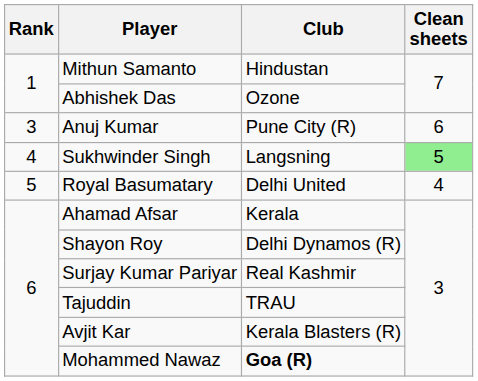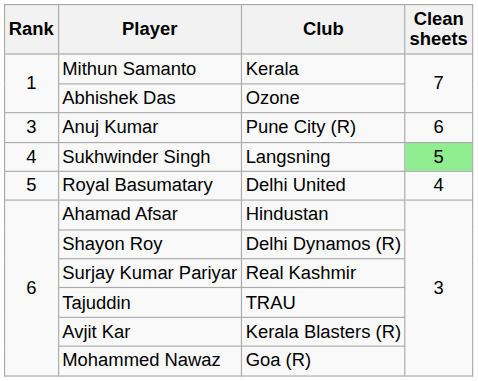(287, 68) Hindustan -> (272, 68) Kerala
(272, 214) Kerala -> (287, 214) Hindustan
(279, 360) bold -> (278, 360) normal
